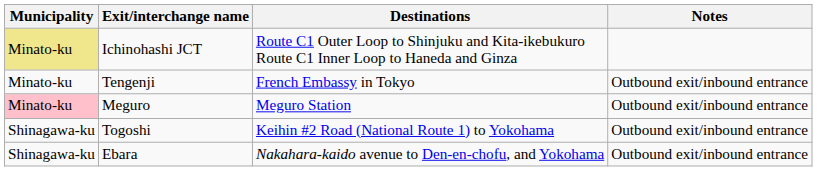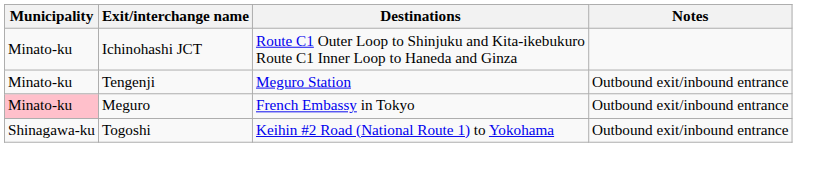(40, 49) khaki background -> (40, 49) no background
(335, 81) French Embassy in Tokyo -> (304, 81) Meguro Station
(304, 105) Meguro Station -> (335, 105) French Embassy in Tokyo
- row: (120, 154)
